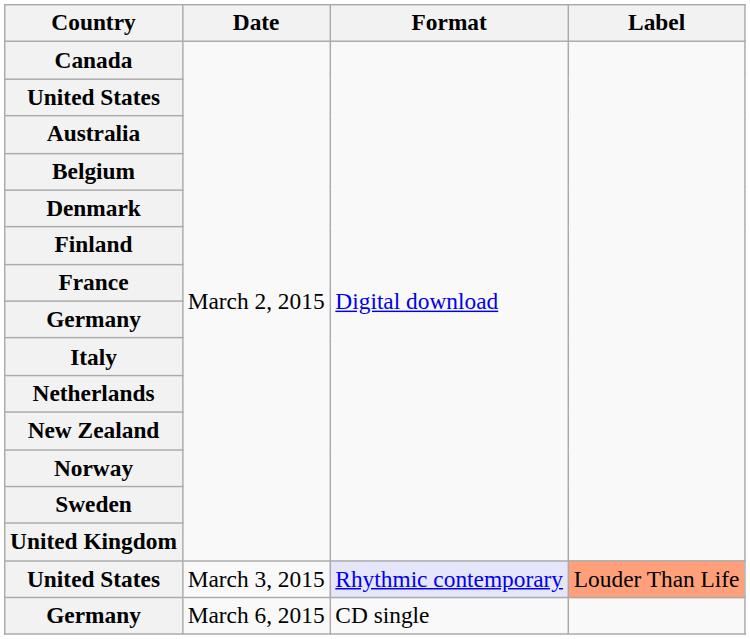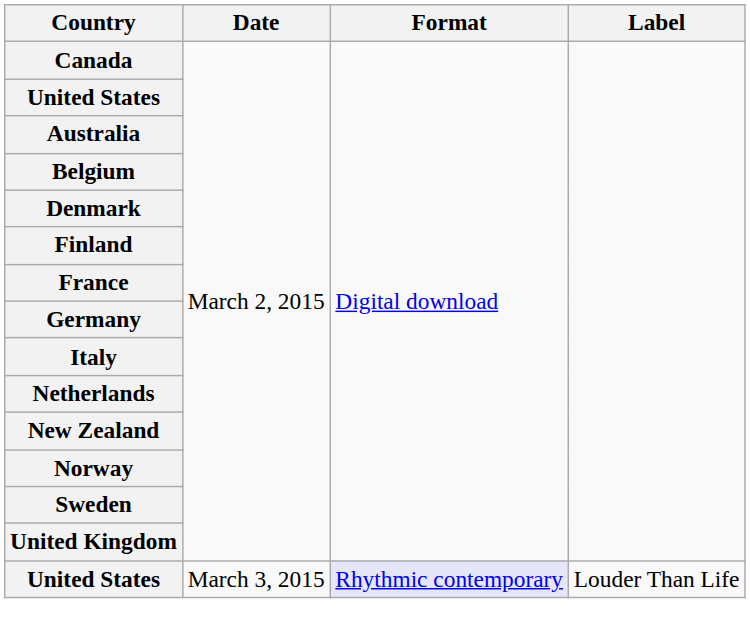(657, 578) lightsalmon background -> (657, 578) no background
- row: (94, 615)
